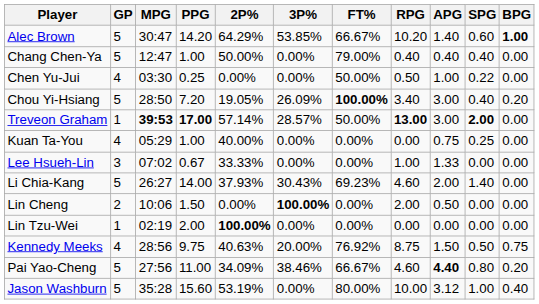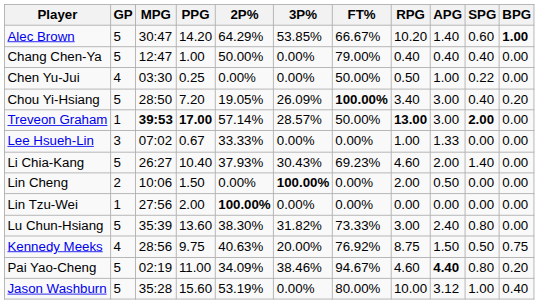- row: (45, 141)
(196, 183) 14.00 -> (196, 162) 10.40
(155, 225) 02:19 -> (155, 204) 27:56
+ row: (55, 225)
(155, 267) 27:56 -> (155, 267) 02:19
(358, 267) 66.67% -> (358, 267) 94.67%
